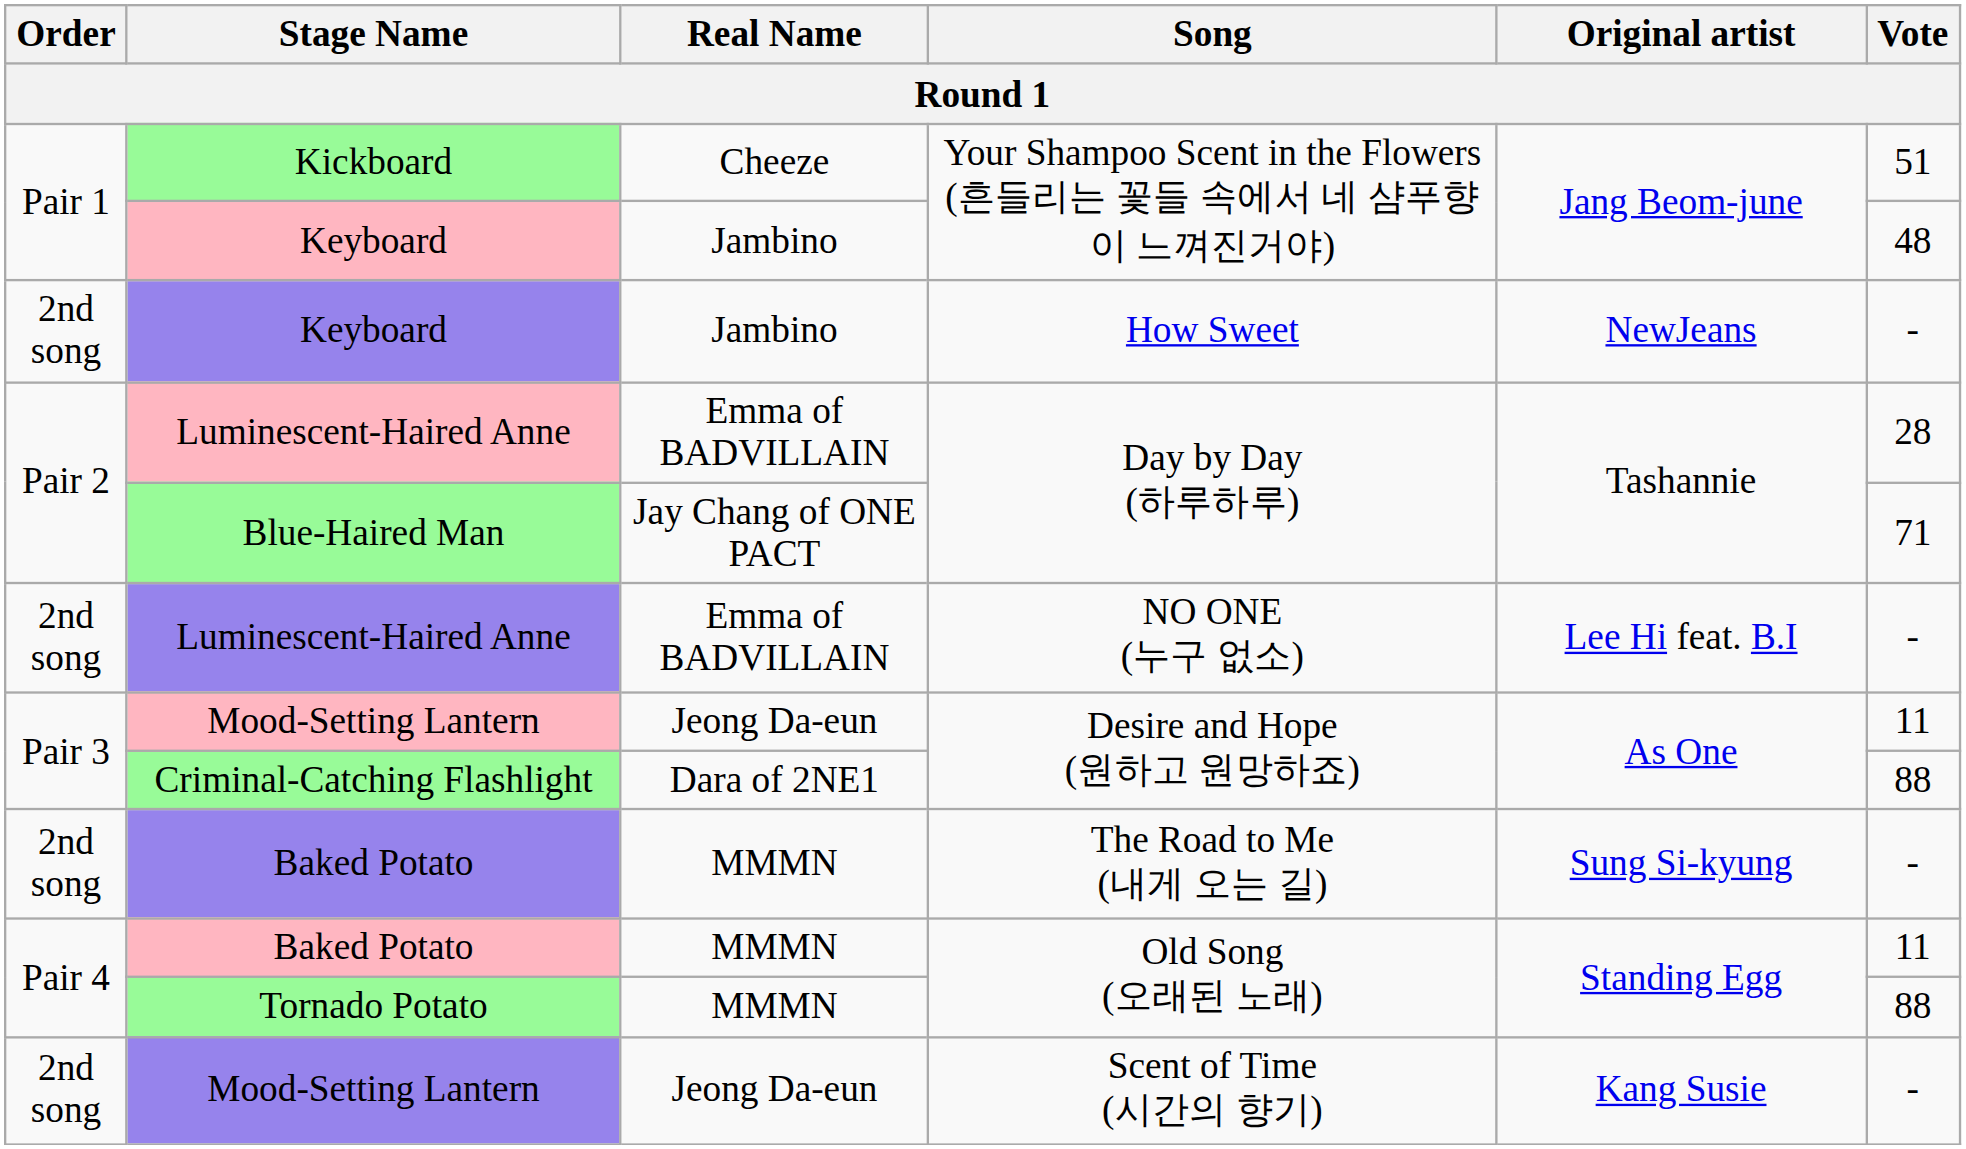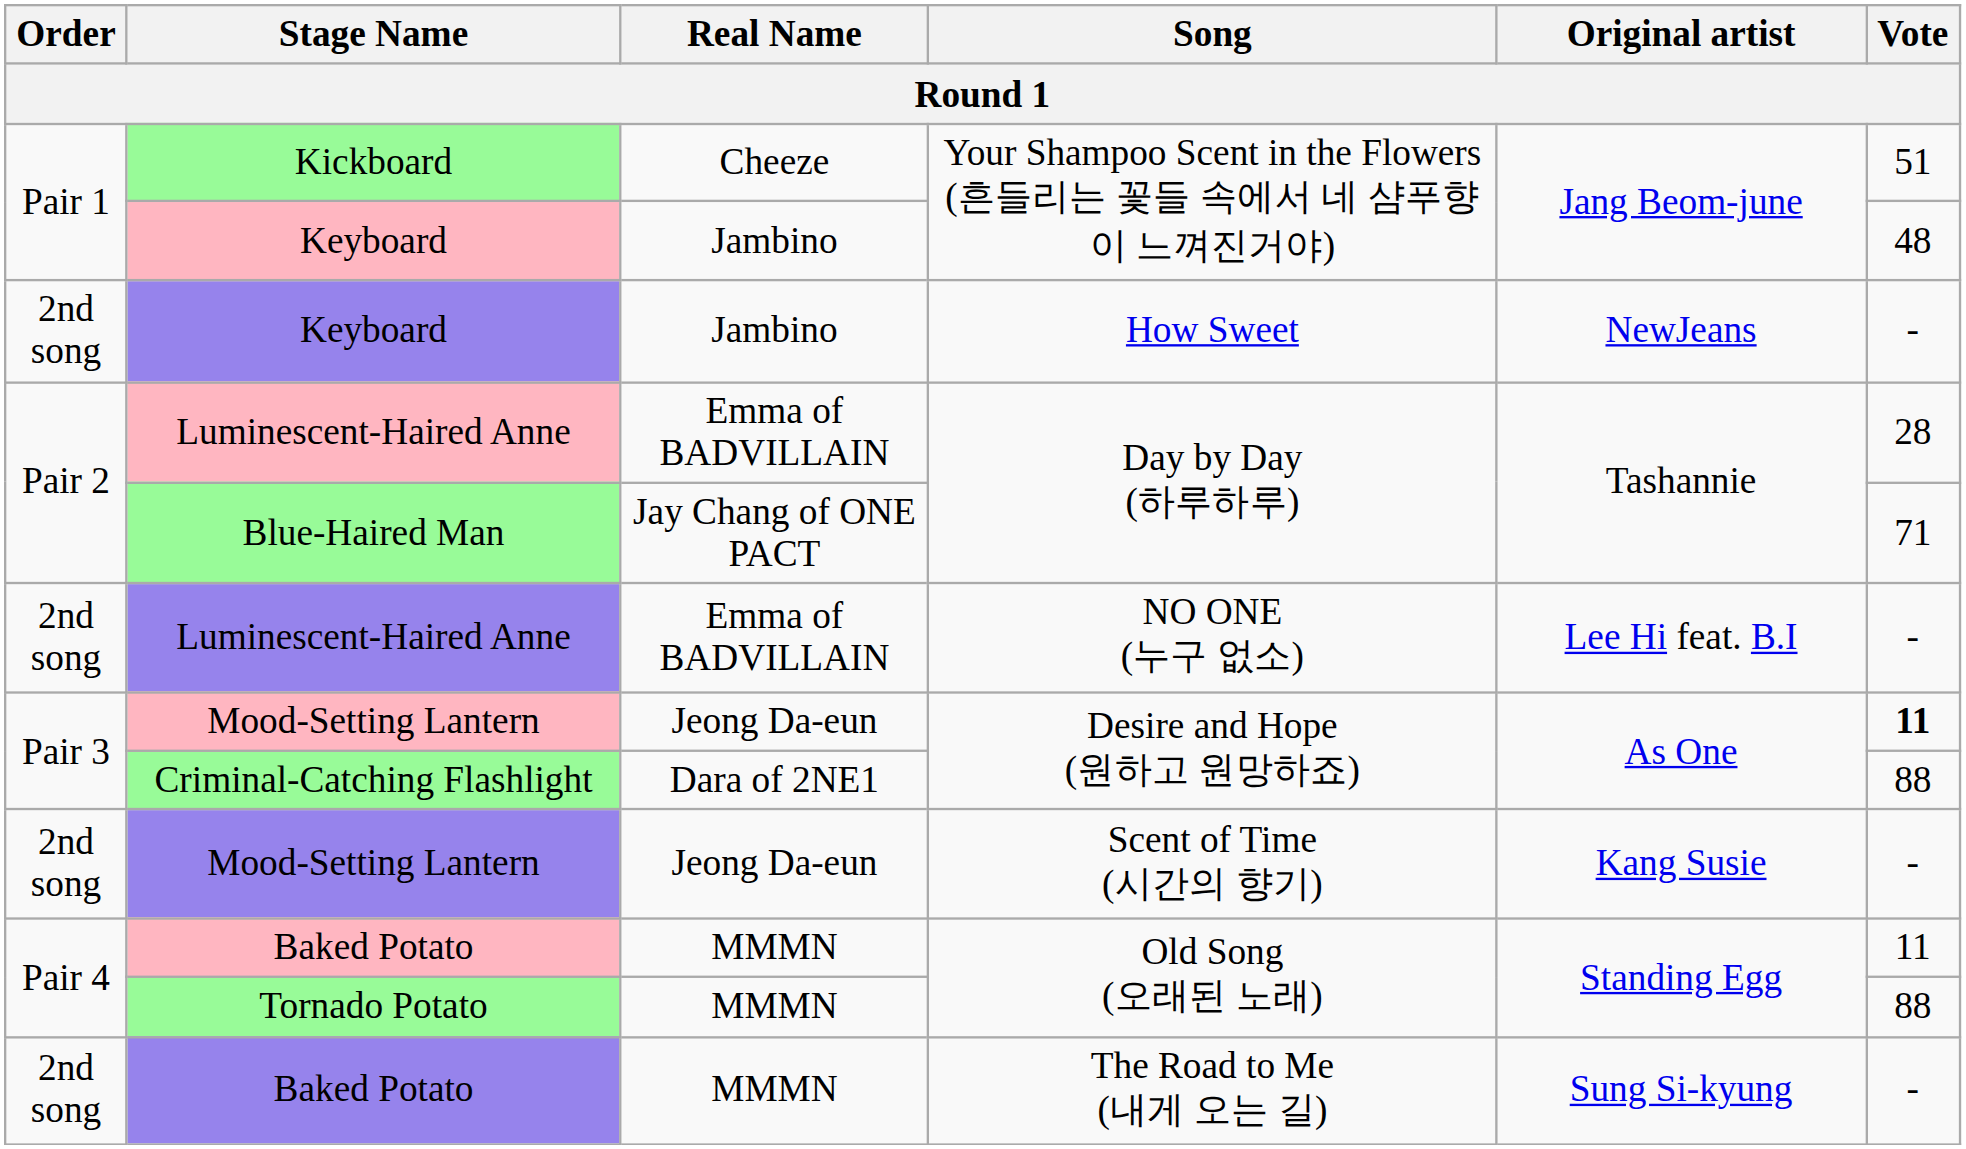(1913, 720) normal -> (1913, 720) bold
rows swapped: (374, 1089) <-> (374, 863)
